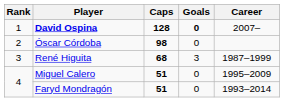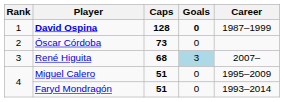(247, 27) 2007– -> (247, 27) 1987–1999
(161, 43) 98 -> (161, 43) 73
(196, 58) no background -> (196, 58) lightblue background
(247, 58) 1987–1999 -> (247, 58) 2007–
